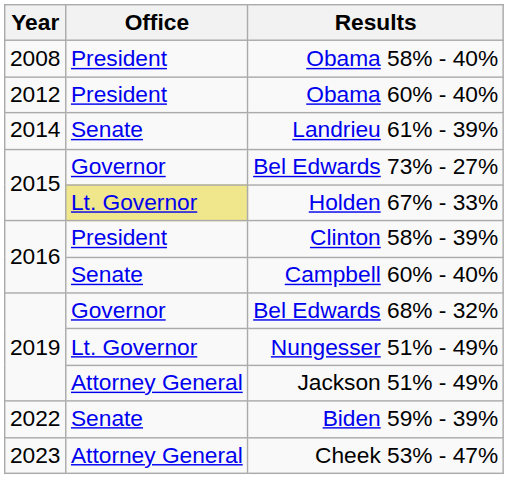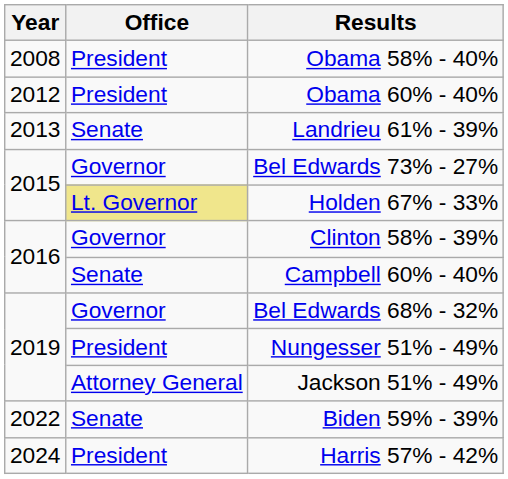(35, 130) 2014 -> (35, 130) 2013
(119, 238) President -> (118, 238) Governor
(134, 346) Lt. Governor -> (119, 346) President
- row: (407, 454)
+ row: (409, 454)
